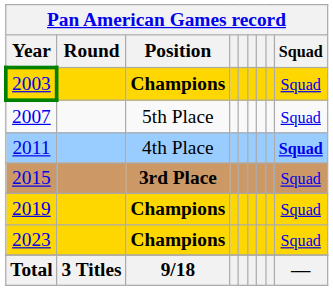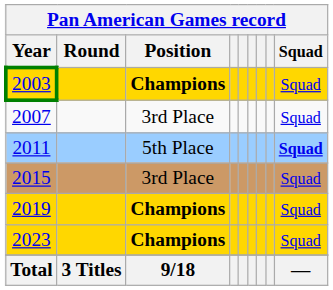(178, 116) 5th Place -> (178, 116) 3rd Place
(178, 147) 4th Place -> (178, 147) 5th Place
(178, 178) bold -> (178, 178) normal
